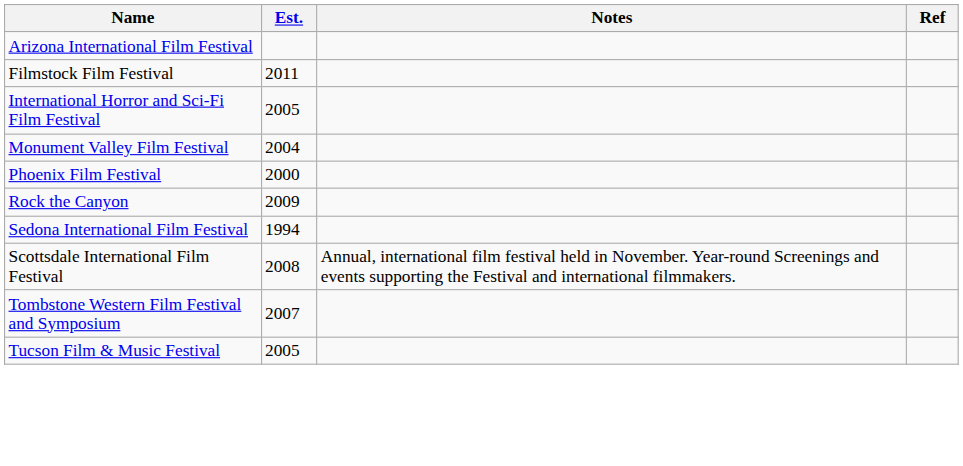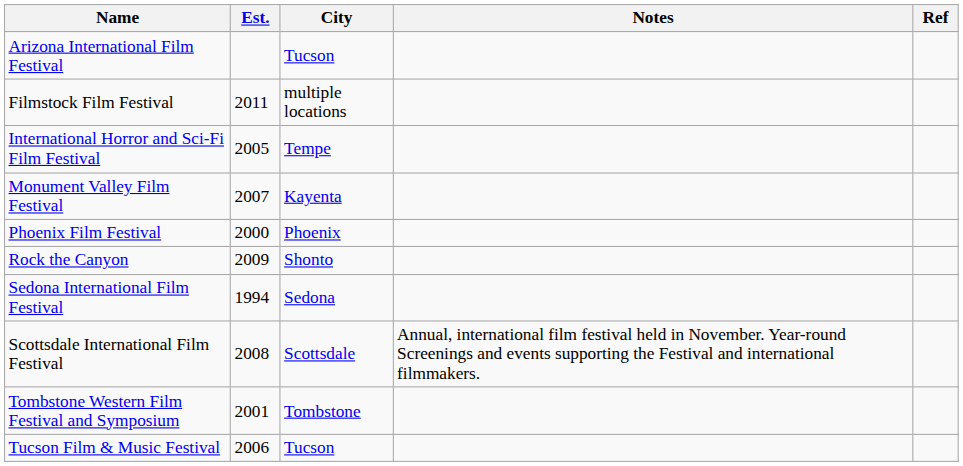+ column: (337, 18)
(282, 147) 2004 -> (252, 195) 2007
(282, 313) 2007 -> (252, 410) 2001
(282, 350) 2005 -> (252, 447) 2006
